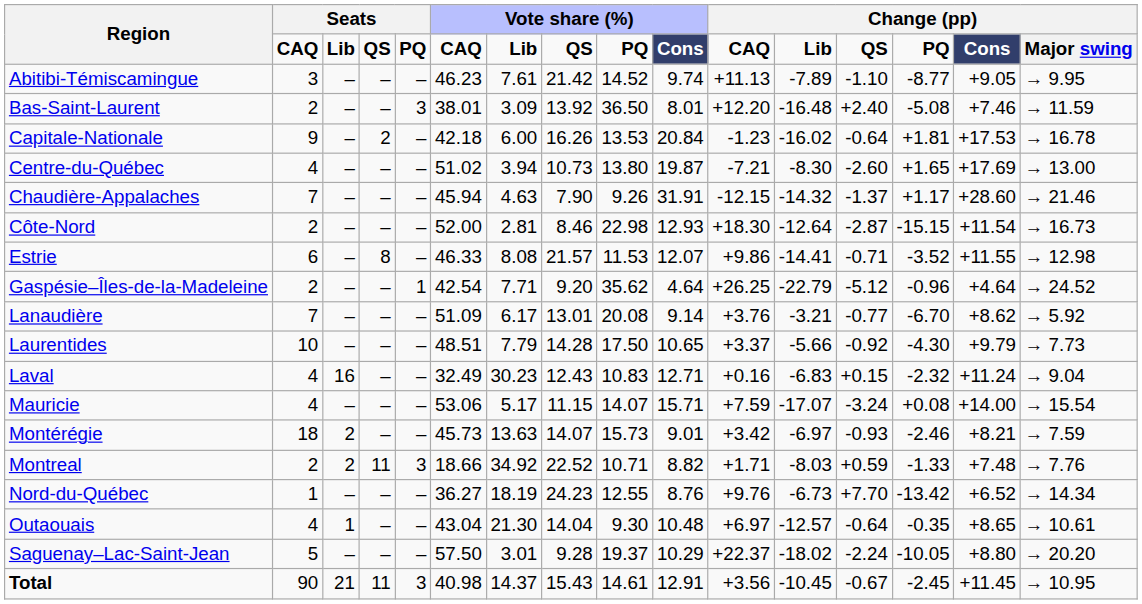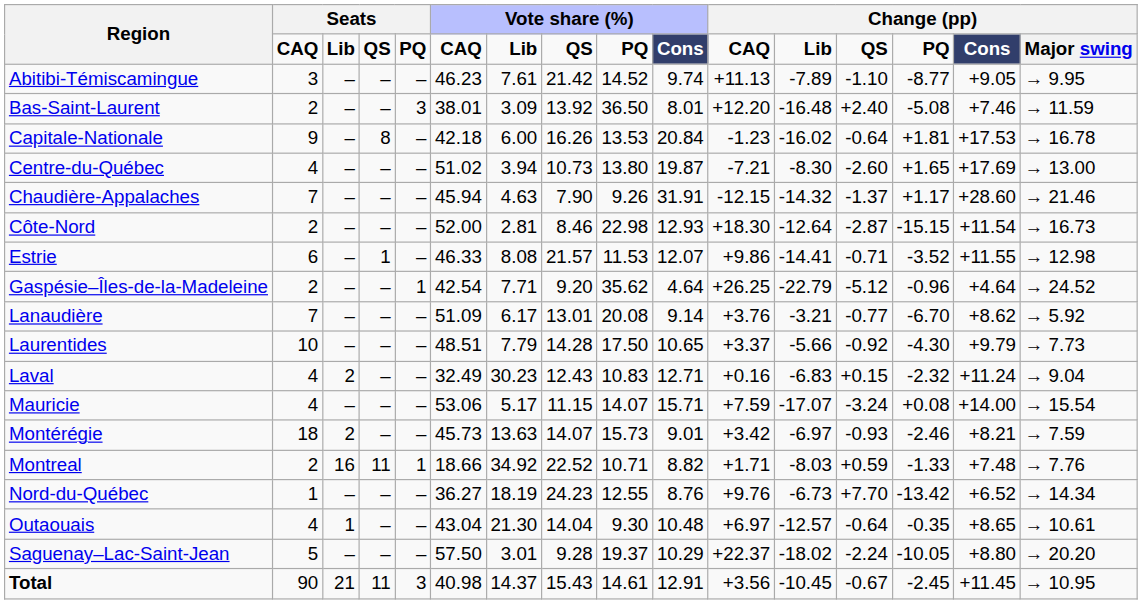(385, 138) 2 -> (385, 138) 8
(385, 256) 8 -> (385, 256) 1
(345, 375) 16 -> (350, 375) 2
(350, 464) 2 -> (345, 464) 16
(421, 464) 3 -> (421, 464) 1
